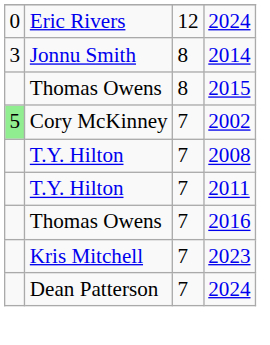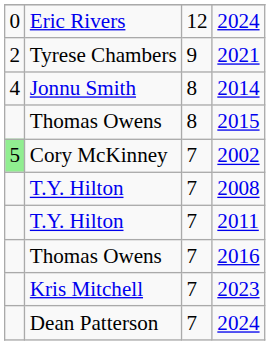+ row: (103, 54)
(15, 54) 3 -> (15, 88) 4
